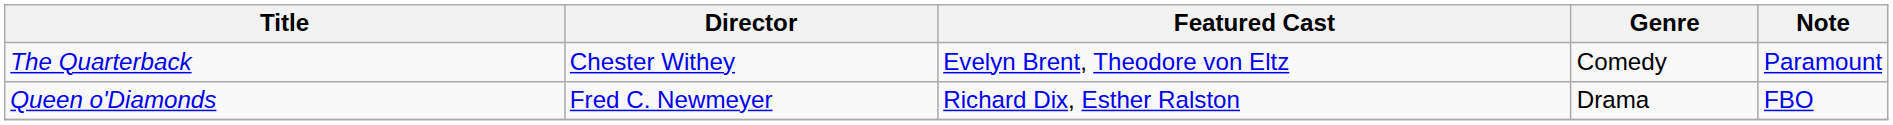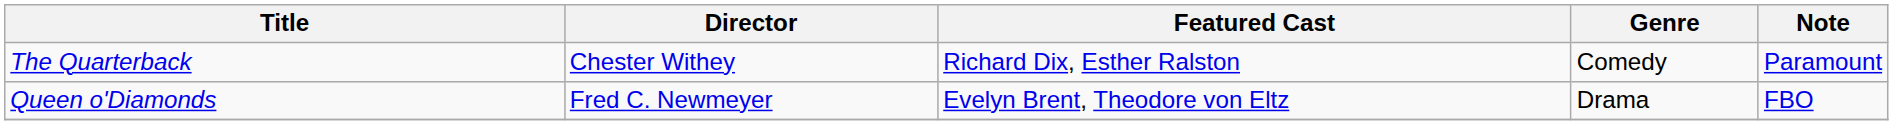(1116, 61) Evelyn Brent, Theodore von Eltz -> (1092, 61) Richard Dix, Esther Ralston
(1092, 100) Richard Dix, Esther Ralston -> (1116, 100) Evelyn Brent, Theodore von Eltz
